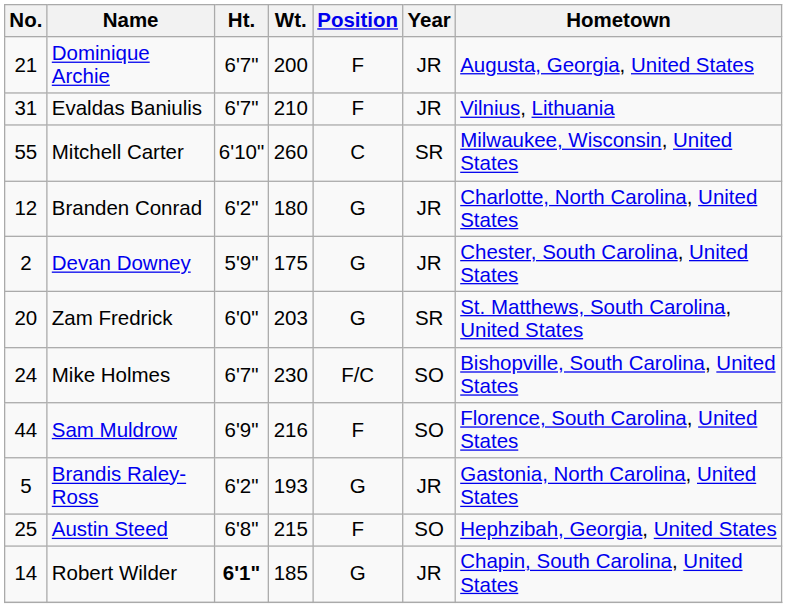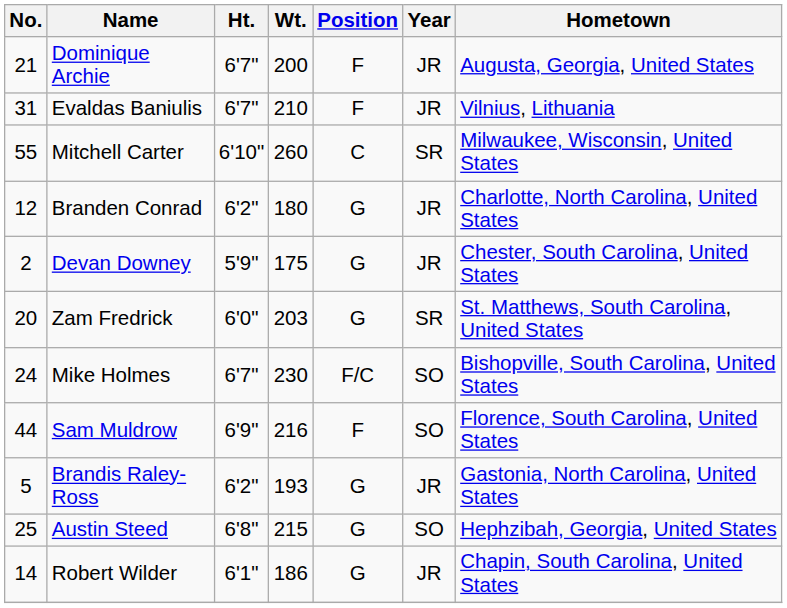(358, 529) F -> (358, 529) G
(242, 573) bold -> (242, 573) normal
(291, 573) 185 -> (291, 573) 186
